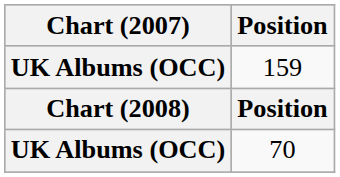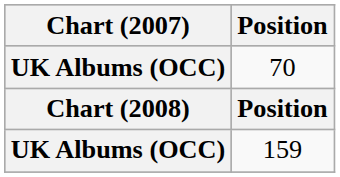rows swapped: (282, 150) <-> (282, 66)
